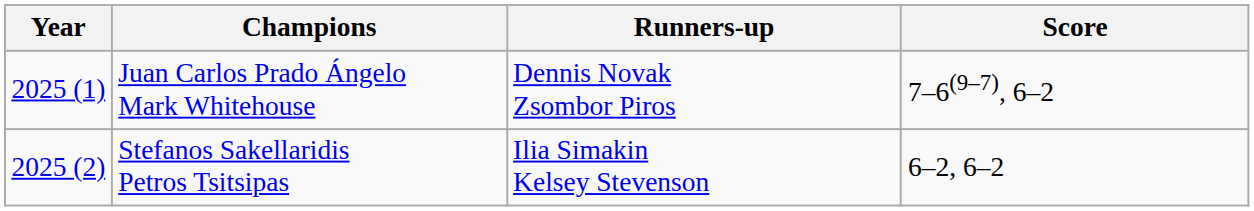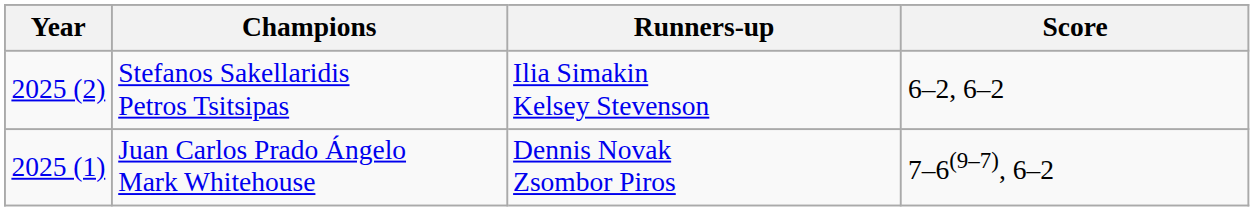rows swapped: (234, 167) <-> (262, 89)
